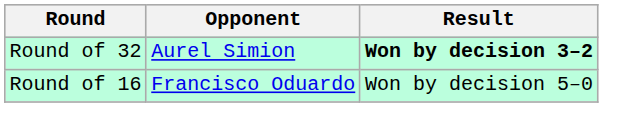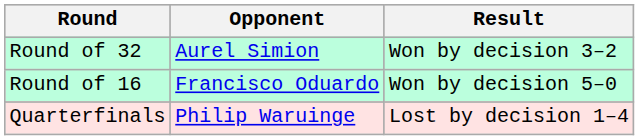(479, 54) bold -> (503, 54) normal
+ row: (88, 118)
